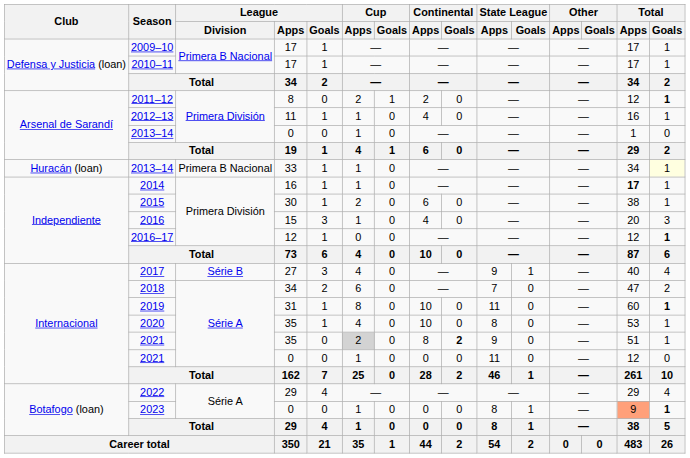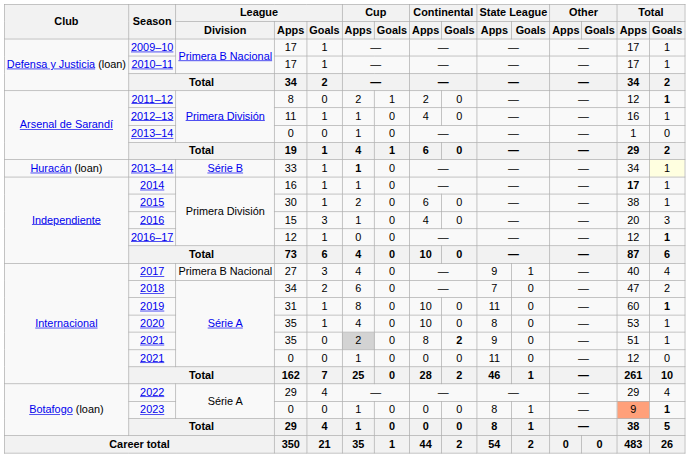(225, 168) Primera B Nacional -> (225, 168) Série B
(358, 168) normal -> (358, 168) bold
(225, 271) Série B -> (225, 271) Primera B Nacional
